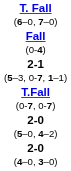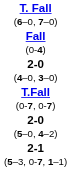rows swapped: (36, 155) <-> (36, 71)
